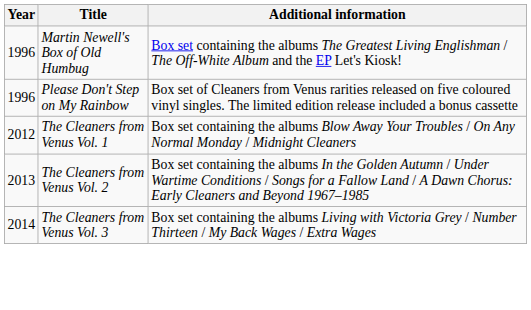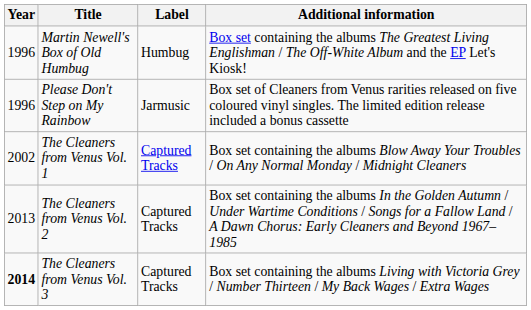+ column: (172, 15)
(21, 135) 2012 -> (21, 158) 2002
(21, 225) normal -> (21, 279) bold
